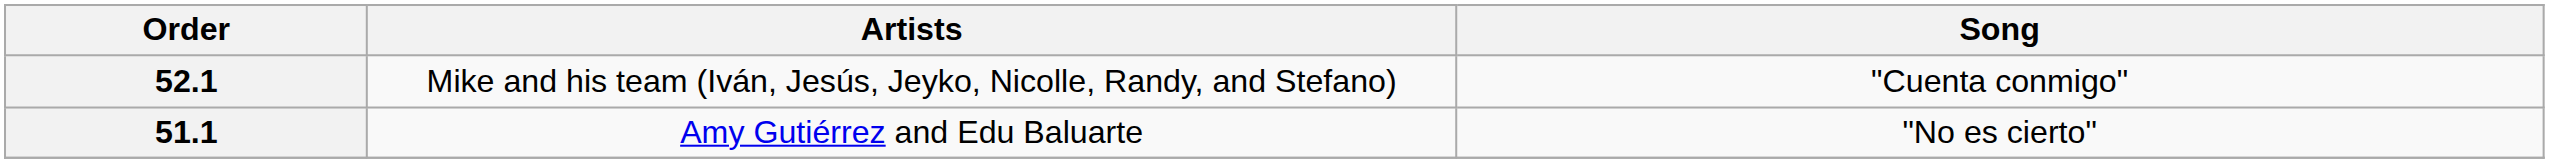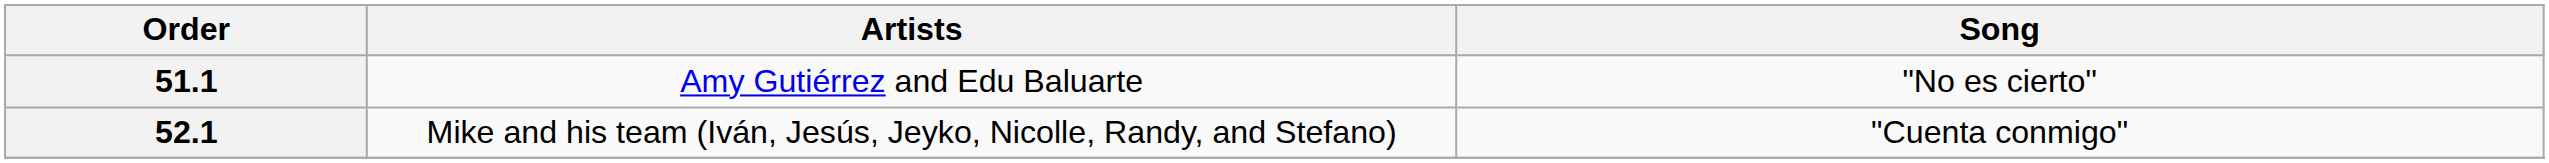rows swapped: (186, 132) <-> (186, 81)
